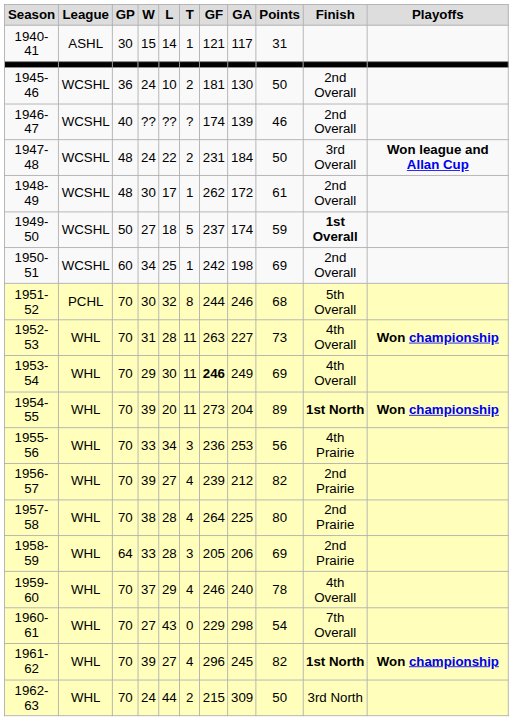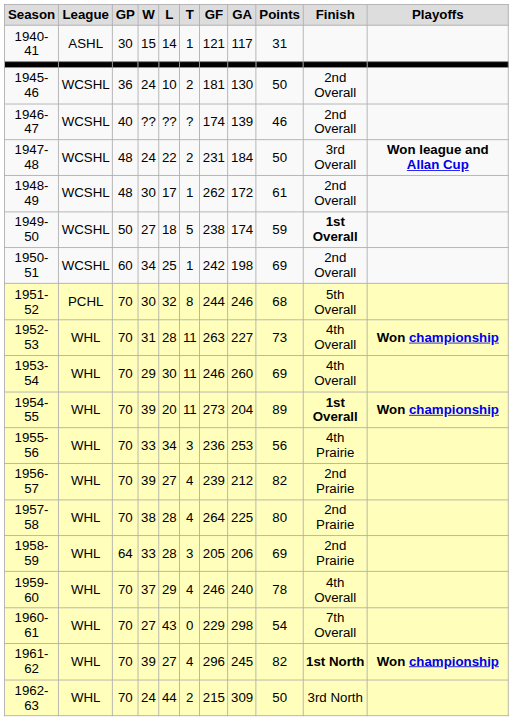(214, 229) 237 -> (214, 229) 238
(214, 373) bold -> (214, 373) normal
(242, 373) 249 -> (242, 373) 260
(335, 409) 1st North -> (335, 409) 1st Overall
